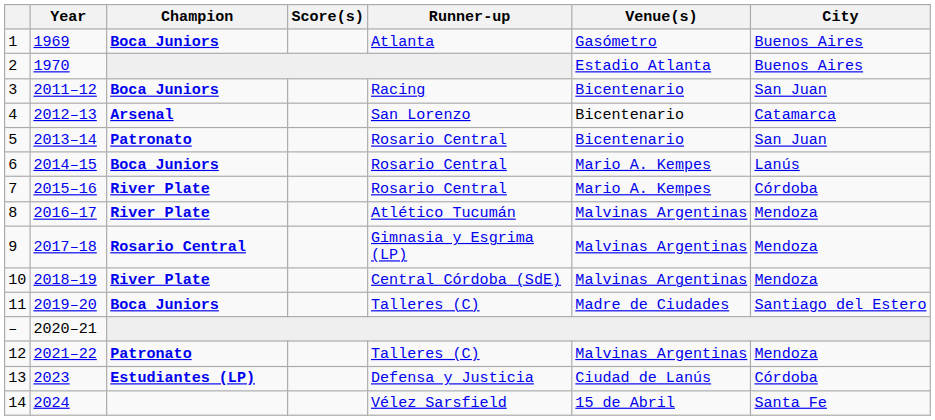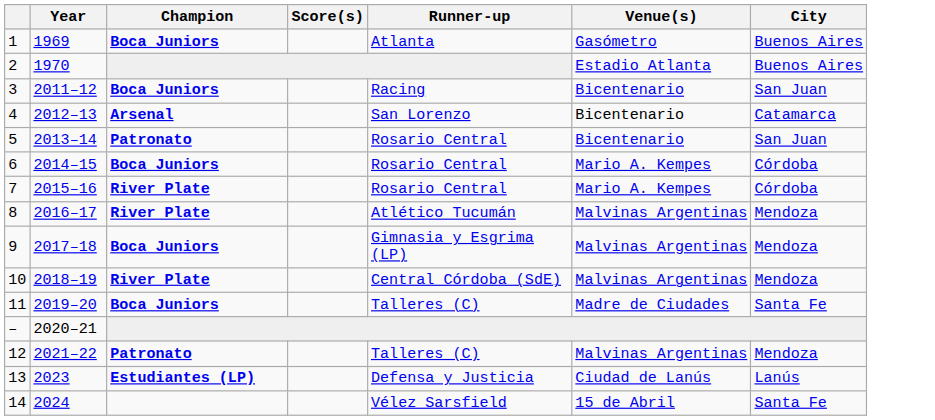(777, 164) Lanús -> (786, 164) Córdoba
(178, 247) Rosario Central -> (165, 247) Boca Juniors
(840, 305) Santiago del Estero -> (791, 305) Santa Fe
(786, 378) Córdoba -> (777, 378) Lanús
